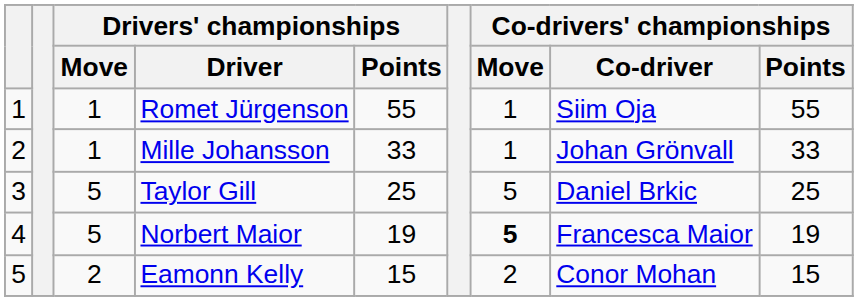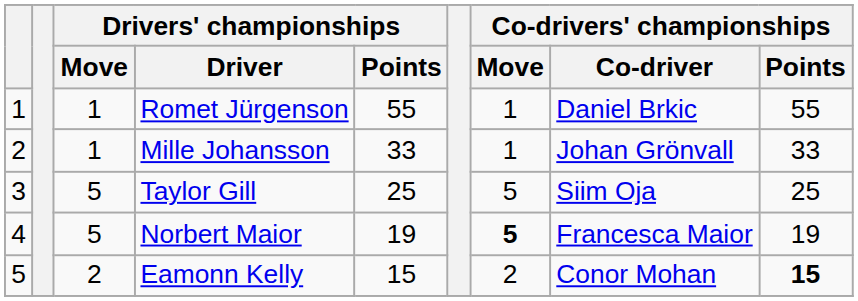(606, 109) Siim Oja -> (627, 109) Daniel Brkic
(627, 192) Daniel Brkic -> (606, 192) Siim Oja
(805, 275) normal -> (805, 275) bold
